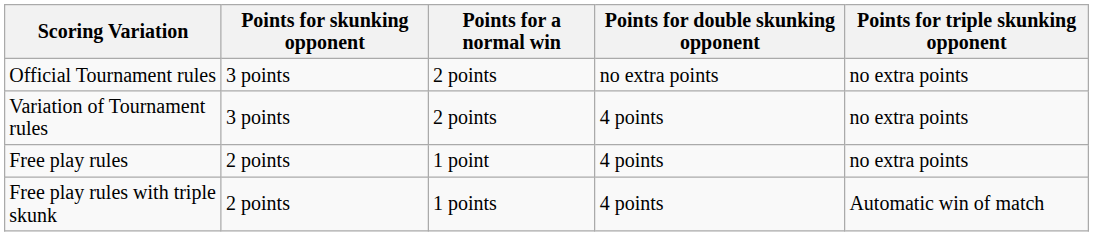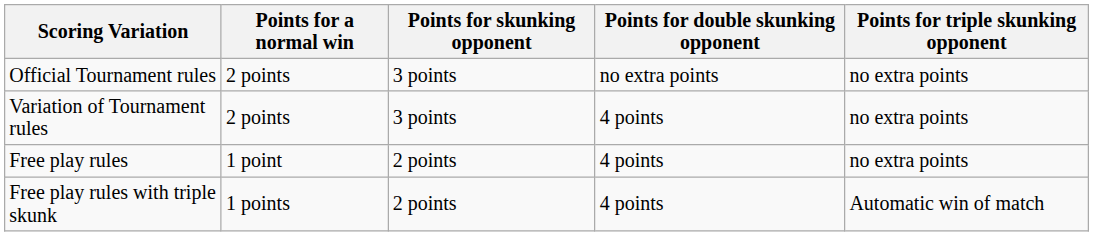columns swapped: (512, 31) <-> (325, 31)
